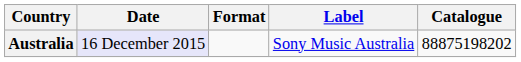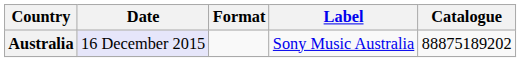(467, 43) 88875198202 -> (467, 43) 88875189202
